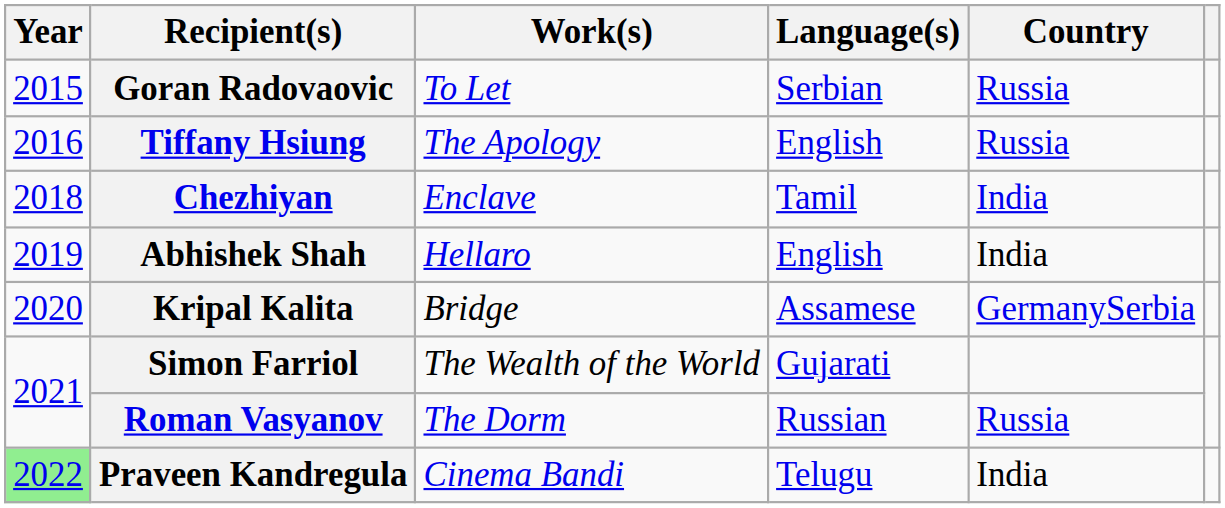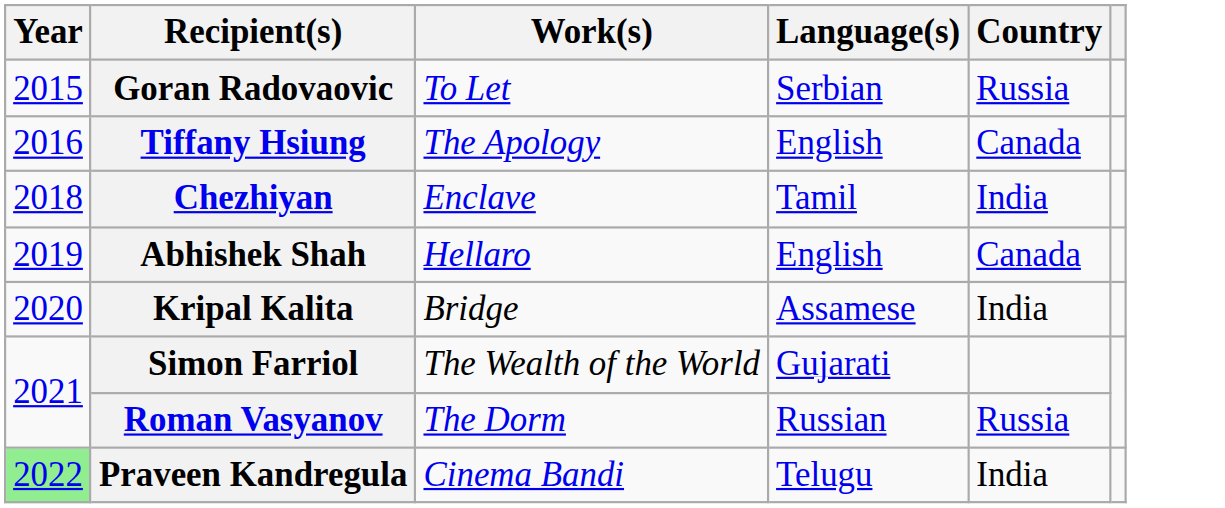(1023, 142) Russia -> (1029, 142) Canada
(1012, 253) India -> (1029, 253) Canada
(1086, 308) GermanySerbia -> (1012, 308) India
